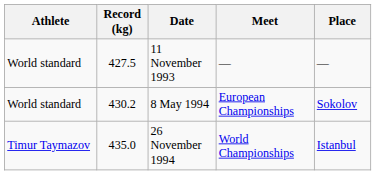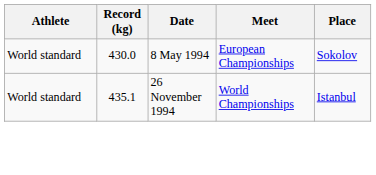- row: (176, 63)
(122, 104) 430.2 -> (122, 56) 430.0
(49, 146) Timur Taymazov -> (44, 97) World standard
(122, 146) 435.0 -> (122, 97) 435.1
